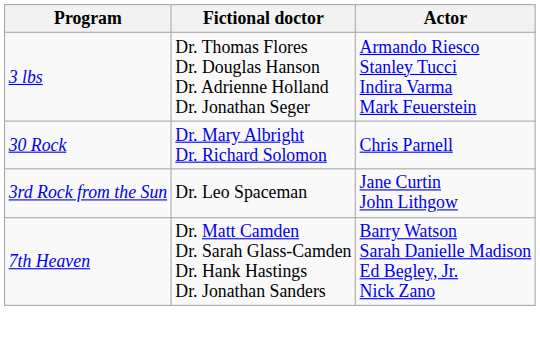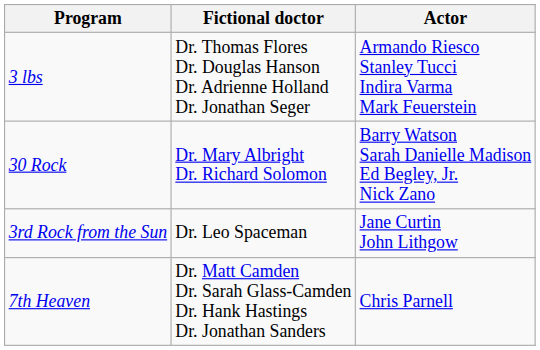(406, 144) Chris Parnell -> (445, 164) Barry Watson Sarah Danielle Madison Ed Begley, Jr. Nick Zano
(445, 261) Barry Watson Sarah Danielle Madison Ed Begley, Jr. Nick Zano -> (406, 301) Chris Parnell
